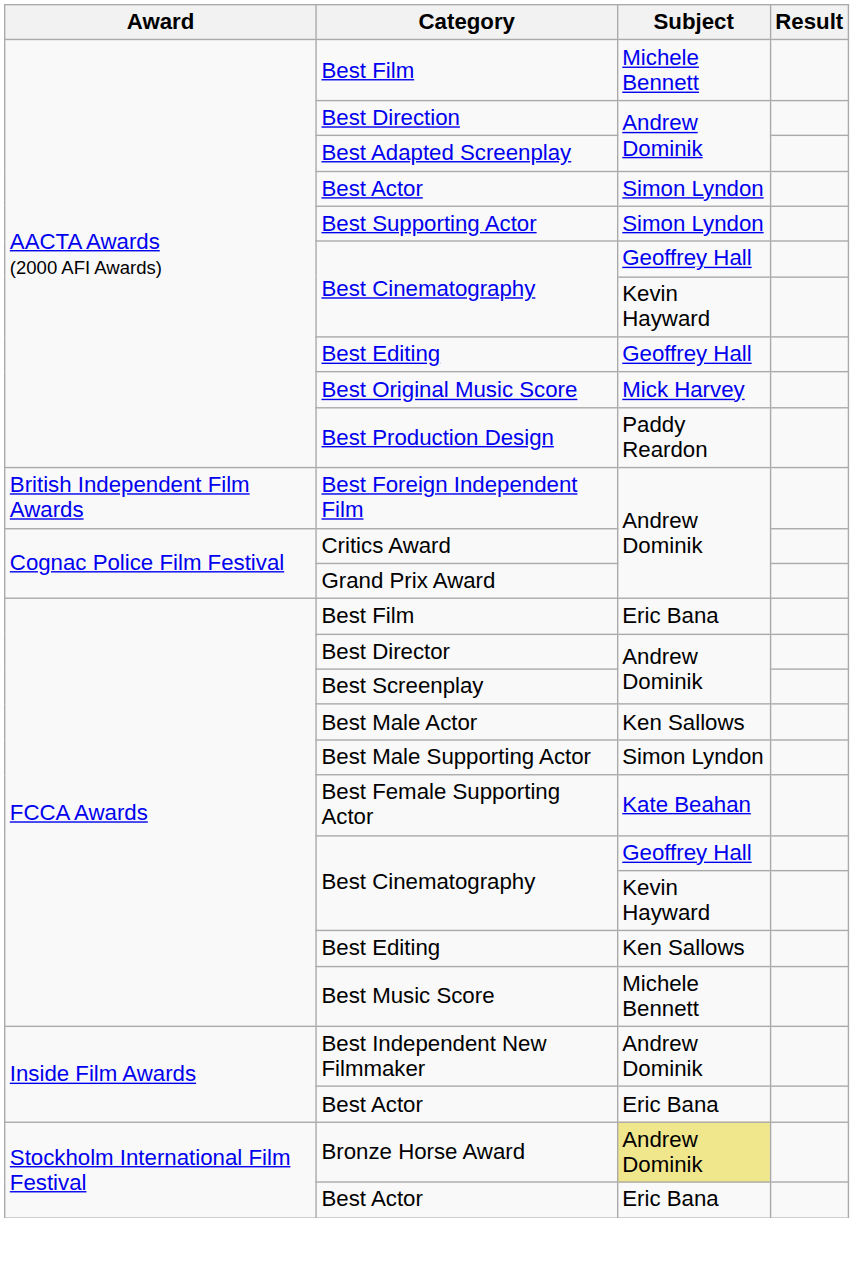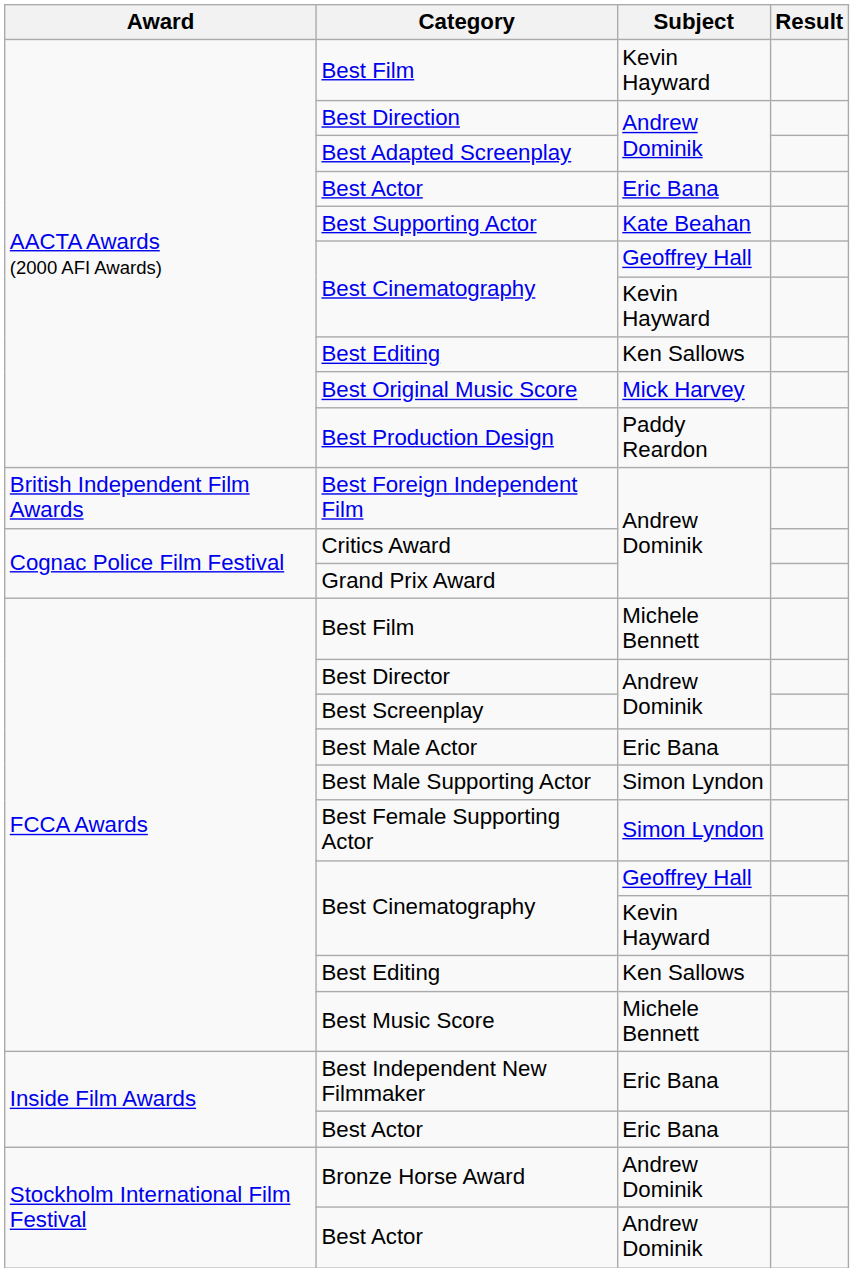(661, 69) Michele Bennett -> (666, 69) Kevin Hayward
(693, 188) Simon Lyndon -> (671, 188) Eric Bana
(693, 223) Simon Lyndon -> (687, 223) Kate Beahan
(687, 354) Geoffrey Hall -> (683, 354) Ken Sallows
(671, 616) Eric Bana -> (661, 628) Michele Bennett
(683, 721) Ken Sallows -> (671, 746) Eric Bana
(687, 804) Kate Beahan -> (693, 829) Simon Lyndon
(662, 1056) Andrew Dominik -> (671, 1081) Eric Bana
(662, 1151) khaki background -> (662, 1176) no background
(671, 1199) Eric Bana -> (662, 1237) Andrew Dominik
